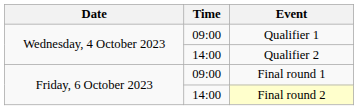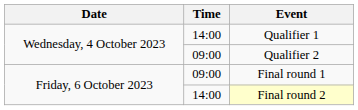(207, 34) 09:00 -> (207, 34) 14:00
(207, 54) 14:00 -> (207, 54) 09:00
